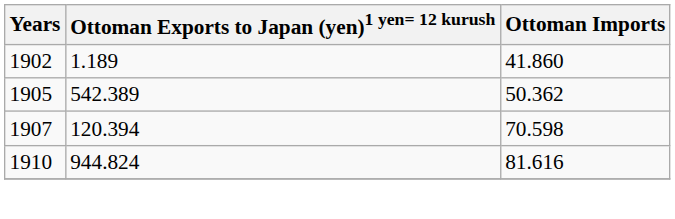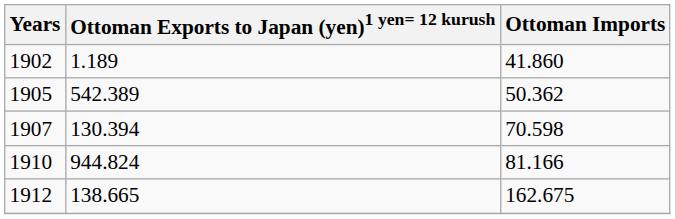(105, 128) 120.394 -> (105, 128) 130.394
(534, 162) 81.616 -> (534, 162) 81.166
+ row: (31, 195)
